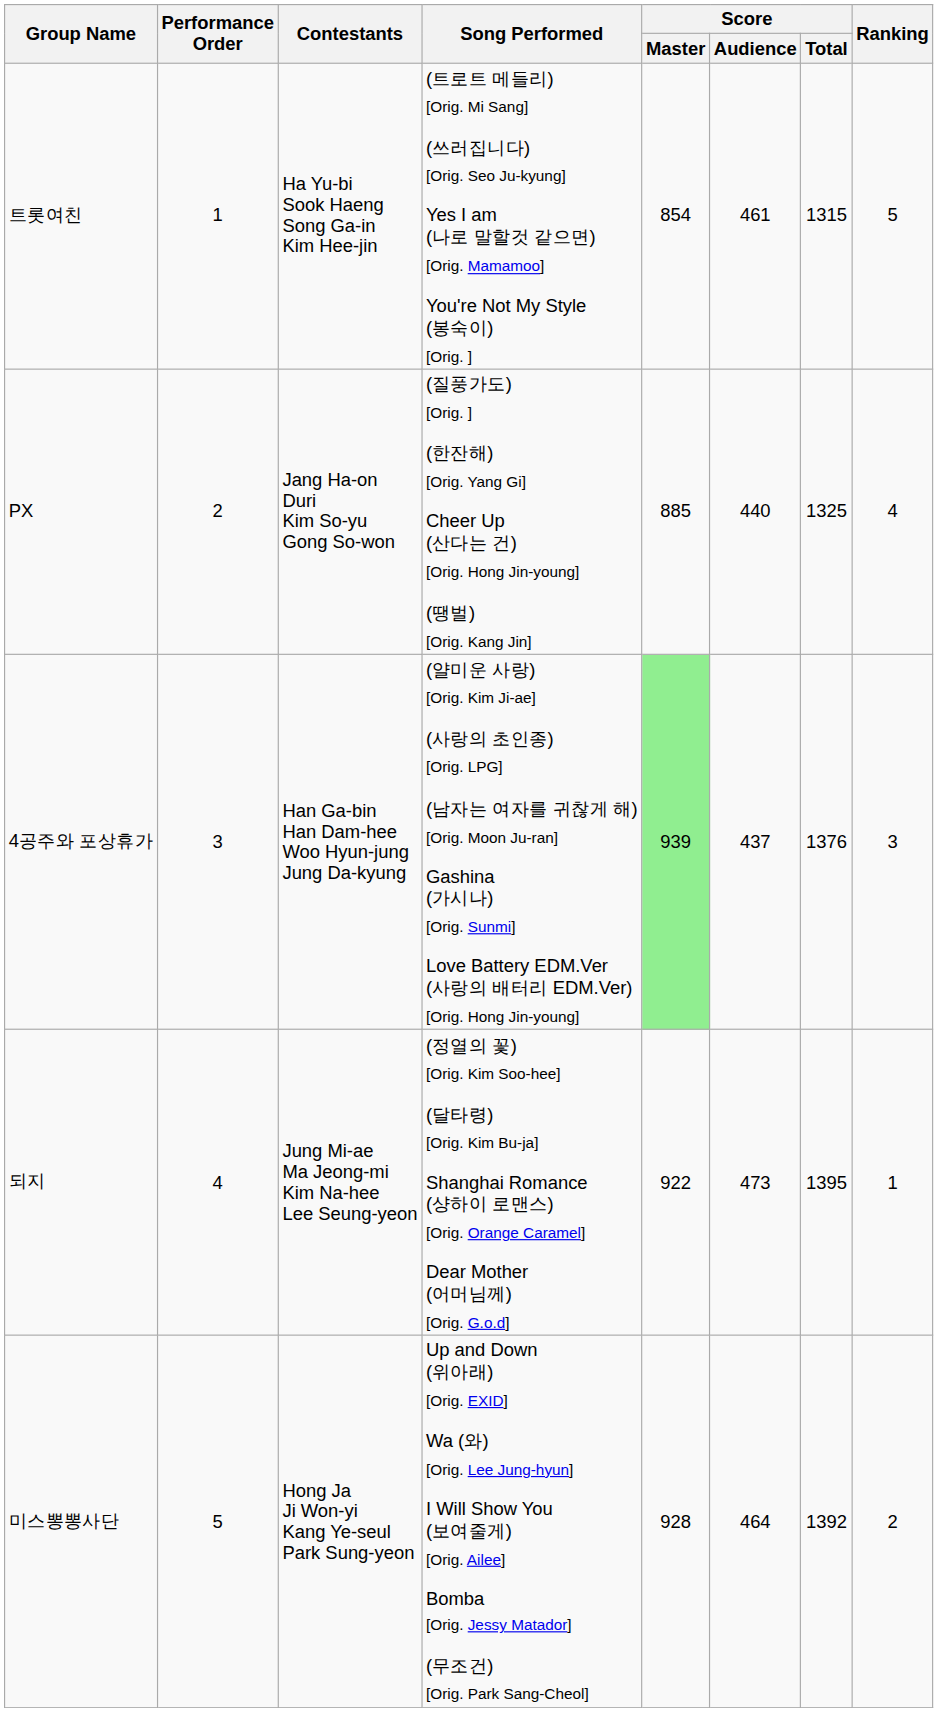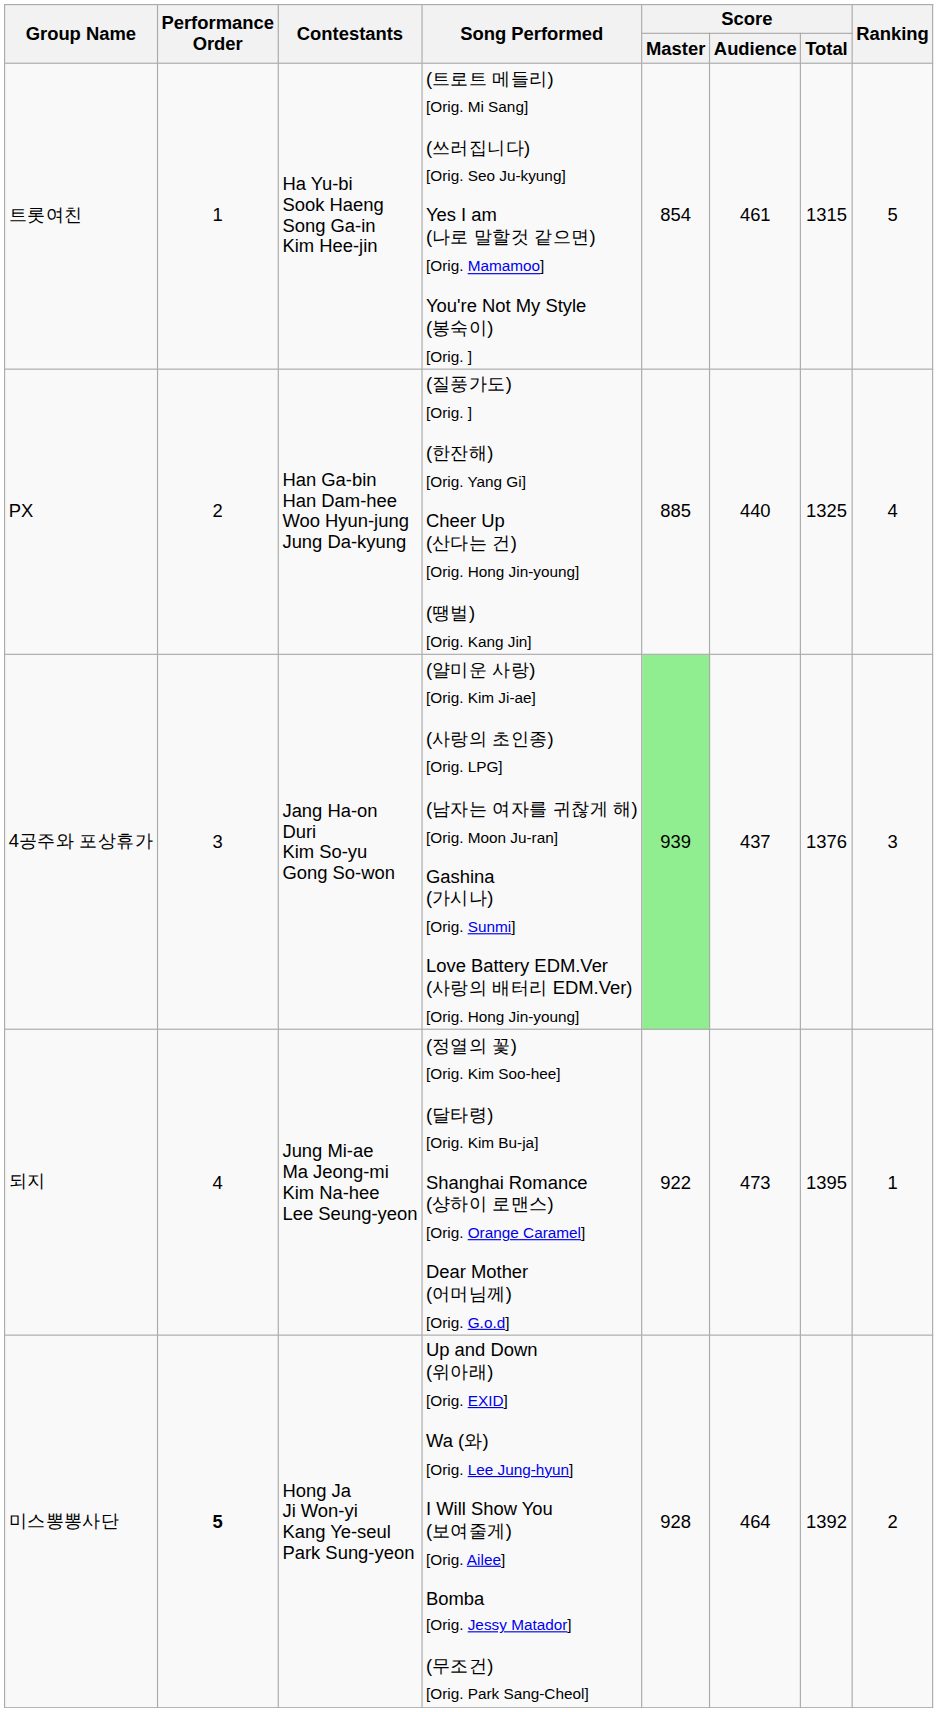(339, 511) Jang Ha-on Duri Kim So-yu Gong So-won -> (346, 511) Han Ga-bin Han Dam-hee Woo Hyun-jung Jung Da-kyung
(346, 841) Han Ga-bin Han Dam-hee Woo Hyun-jung Jung Da-kyung -> (339, 841) Jang Ha-on Duri Kim So-yu Gong So-won
(218, 1521) normal -> (218, 1521) bold
